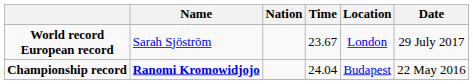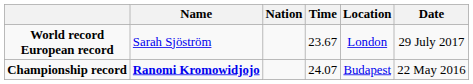(323, 69) 24.04 -> (323, 69) 24.07
